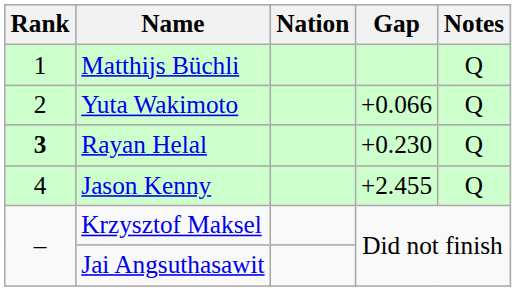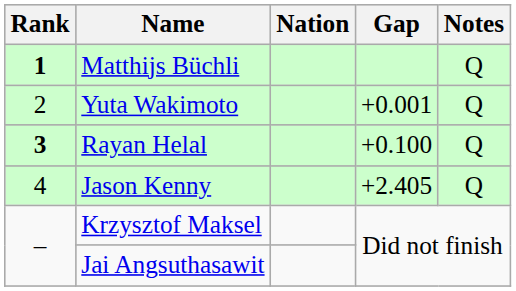(40, 64) normal -> (40, 64) bold
(397, 104) +0.066 -> (397, 104) +0.001
(397, 144) +0.230 -> (397, 144) +0.100
(397, 184) +2.455 -> (397, 184) +2.405
